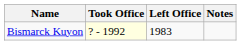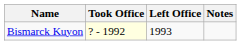(161, 31) 1983 -> (161, 31) 1993
